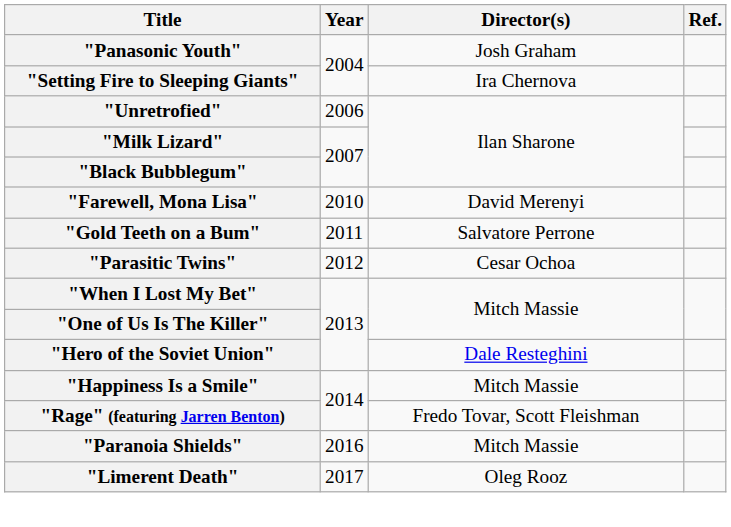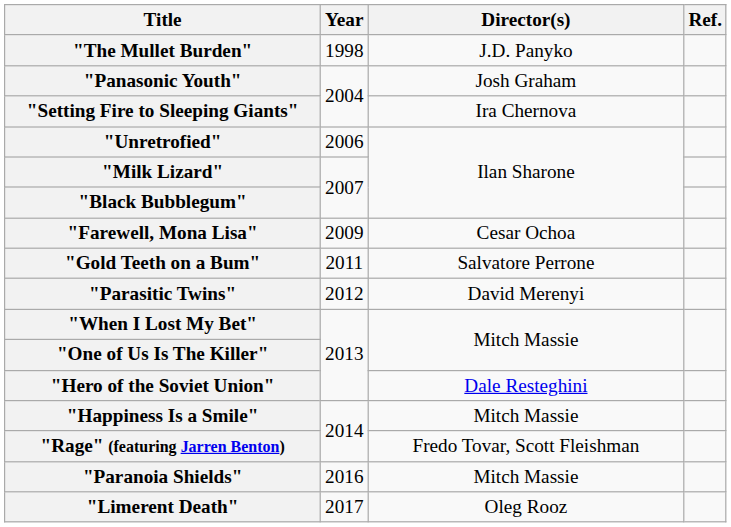+ row: (163, 50)
(344, 202) 2010 -> (344, 232) 2009
(526, 202) David Merenyi -> (526, 232) Cesar Ochoa
(526, 263) Cesar Ochoa -> (526, 293) David Merenyi
